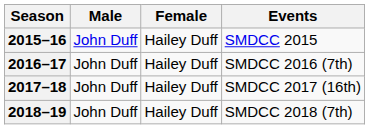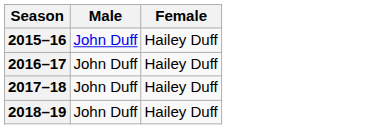- column: (293, 16)
